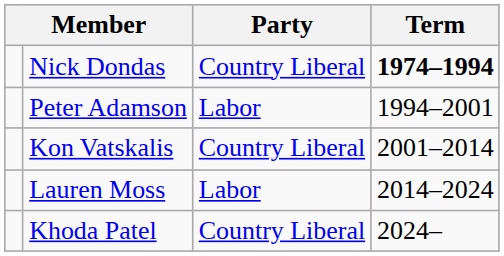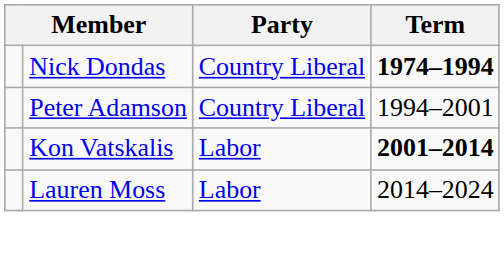(230, 107) Labor -> (282, 107) Country Liberal
(282, 148) Country Liberal -> (230, 148) Labor
(435, 148) normal -> (435, 148) bold
- row: (93, 230)
